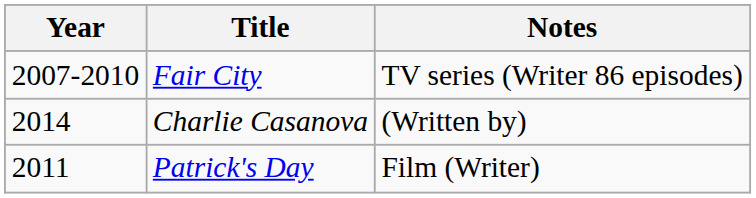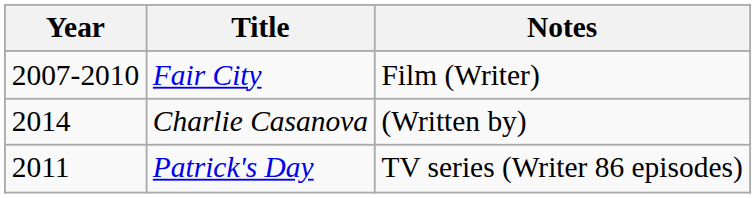(562, 74) TV series (Writer 86 episodes) -> (461, 74) Film (Writer)
(461, 167) Film (Writer) -> (562, 167) TV series (Writer 86 episodes)
